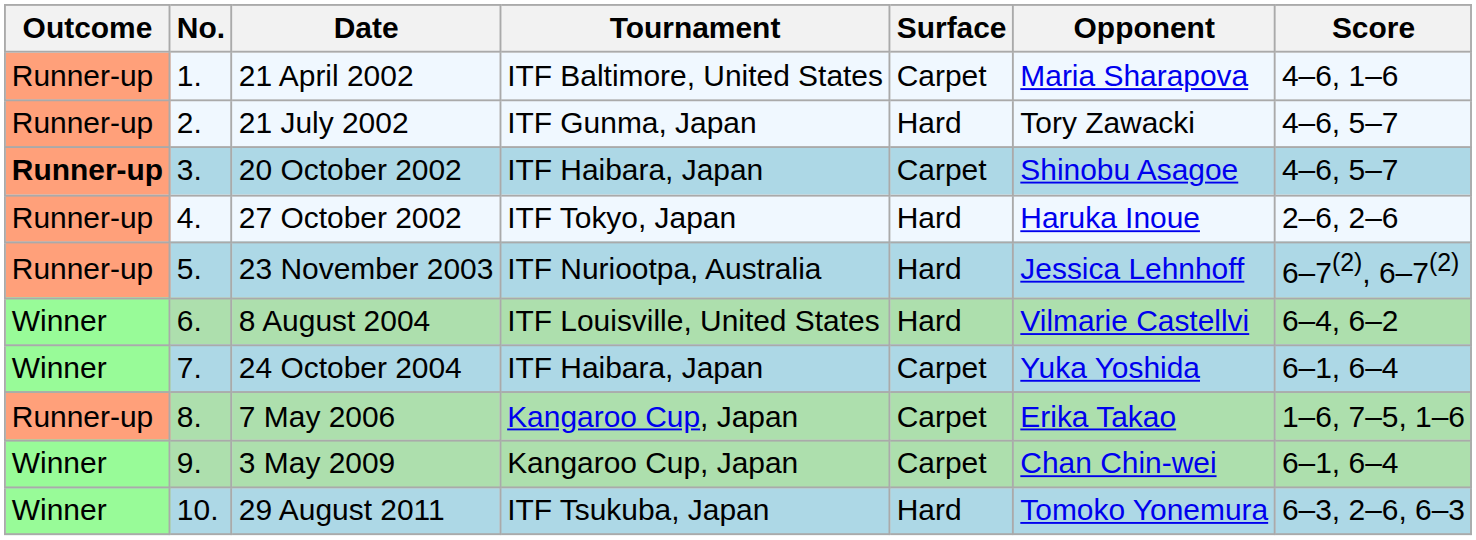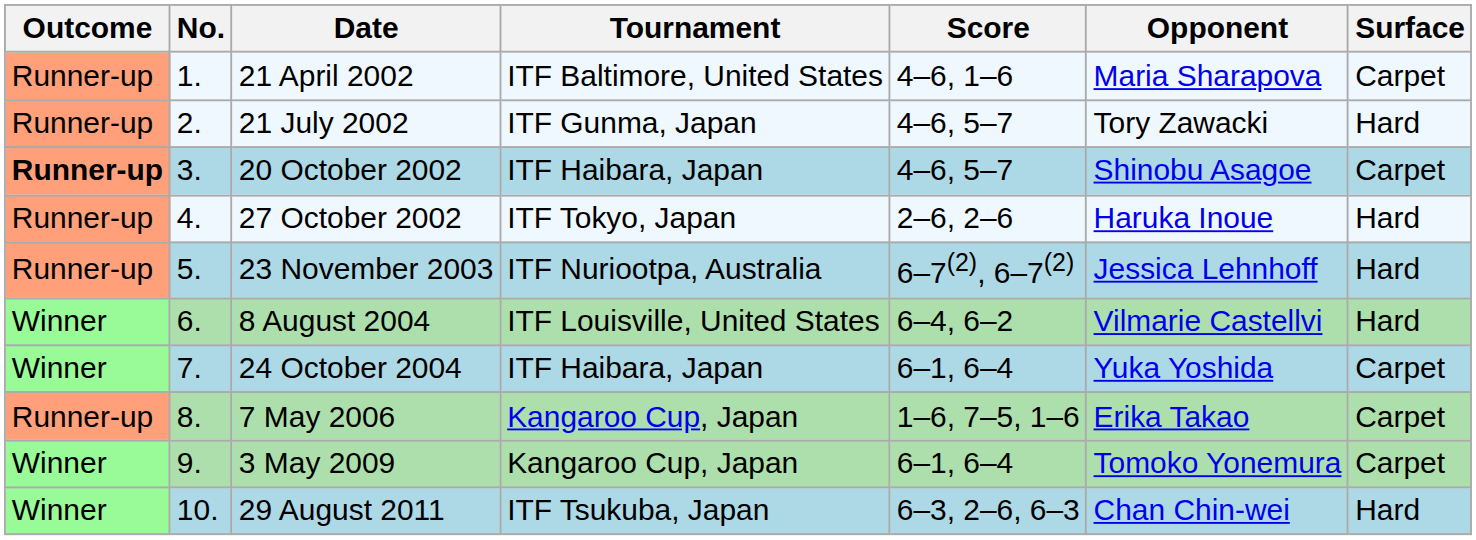columns swapped: (952, 28) <-> (1373, 28)
(1118, 463) Chan Chin-wei -> (1217, 463) Tomoko Yonemura
(1144, 510) Tomoko Yonemura -> (1192, 510) Chan Chin-wei
